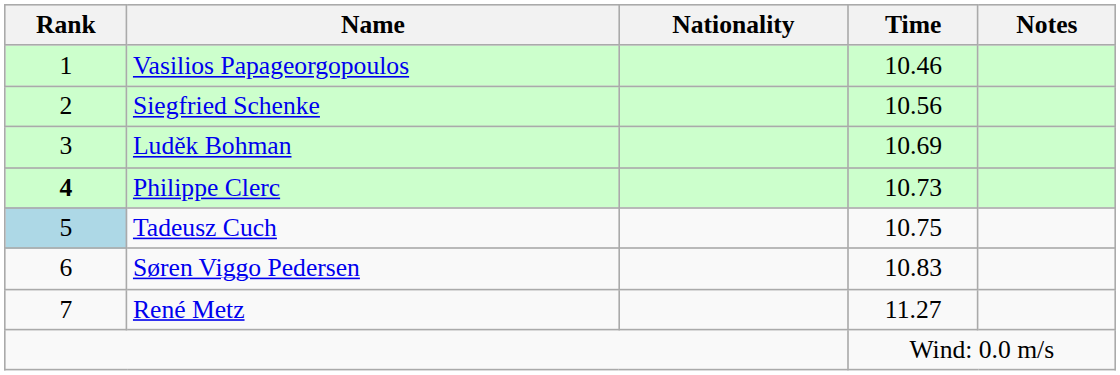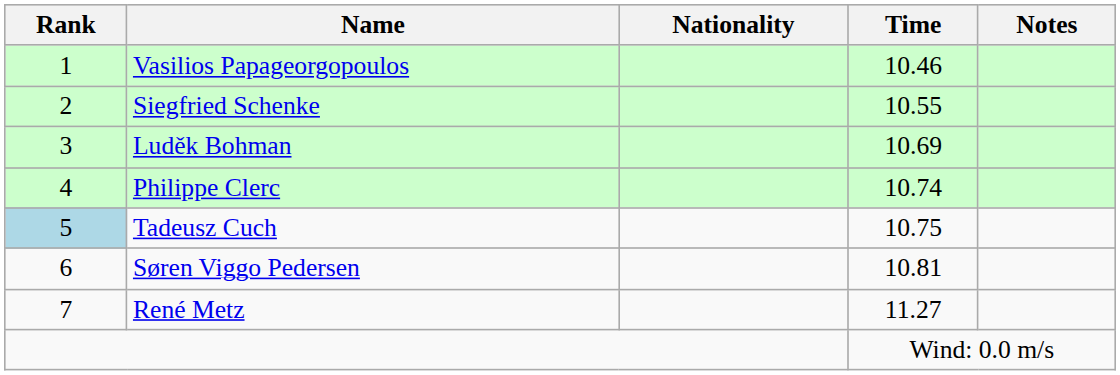(913, 106) 10.56 -> (913, 106) 10.55
(66, 187) bold -> (66, 187) normal
(913, 187) 10.73 -> (913, 187) 10.74
(913, 268) 10.83 -> (913, 268) 10.81
